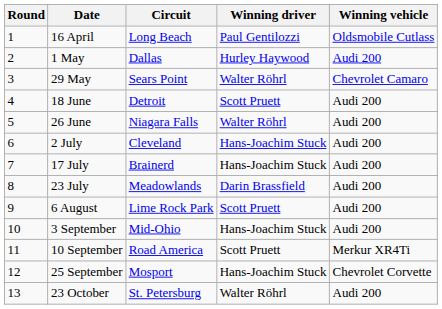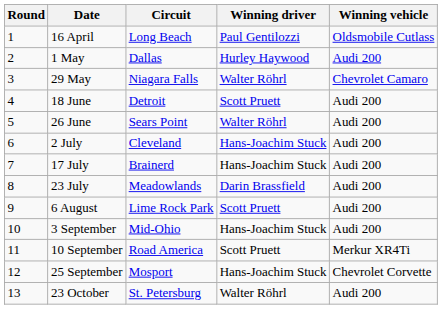(158, 79) Sears Point -> (163, 79) Niagara Falls
(163, 122) Niagara Falls -> (158, 122) Sears Point
